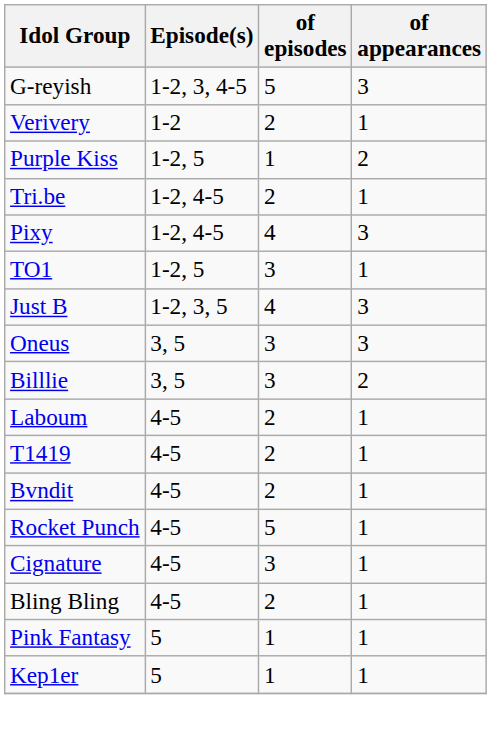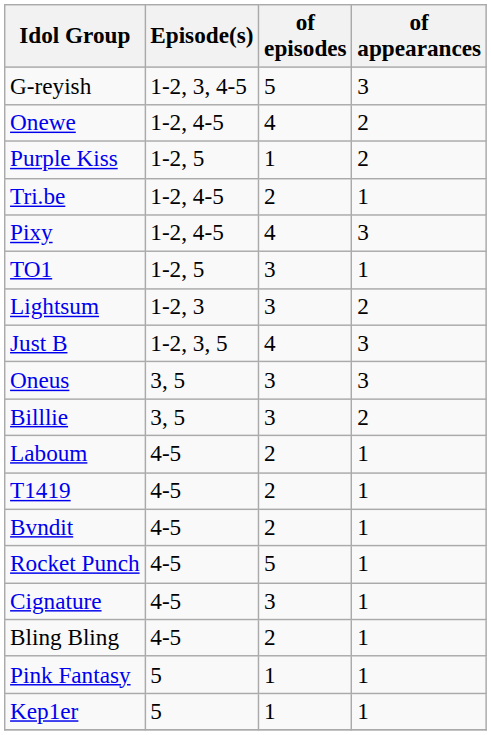- row: (50, 122)
+ row: (43, 122)
+ row: (55, 306)
